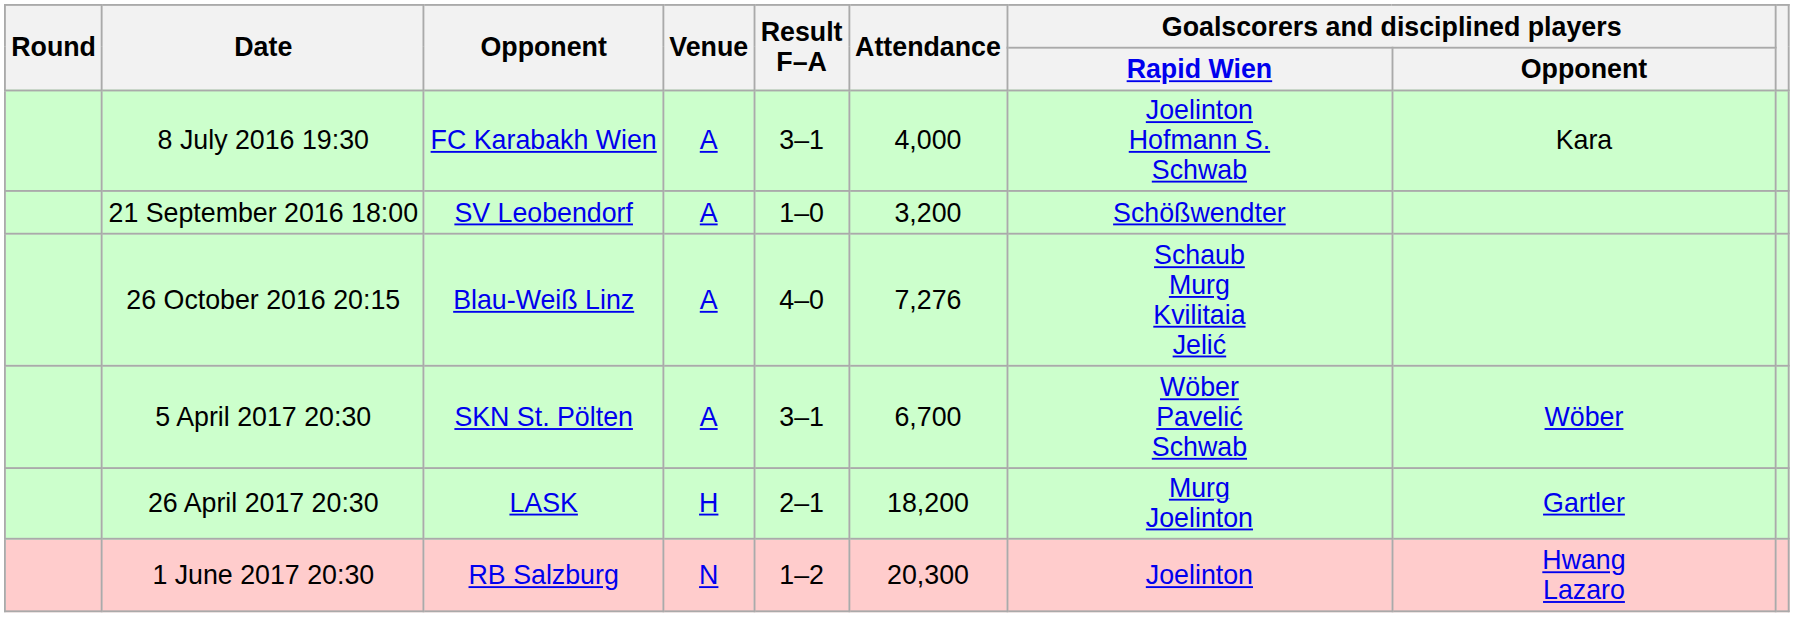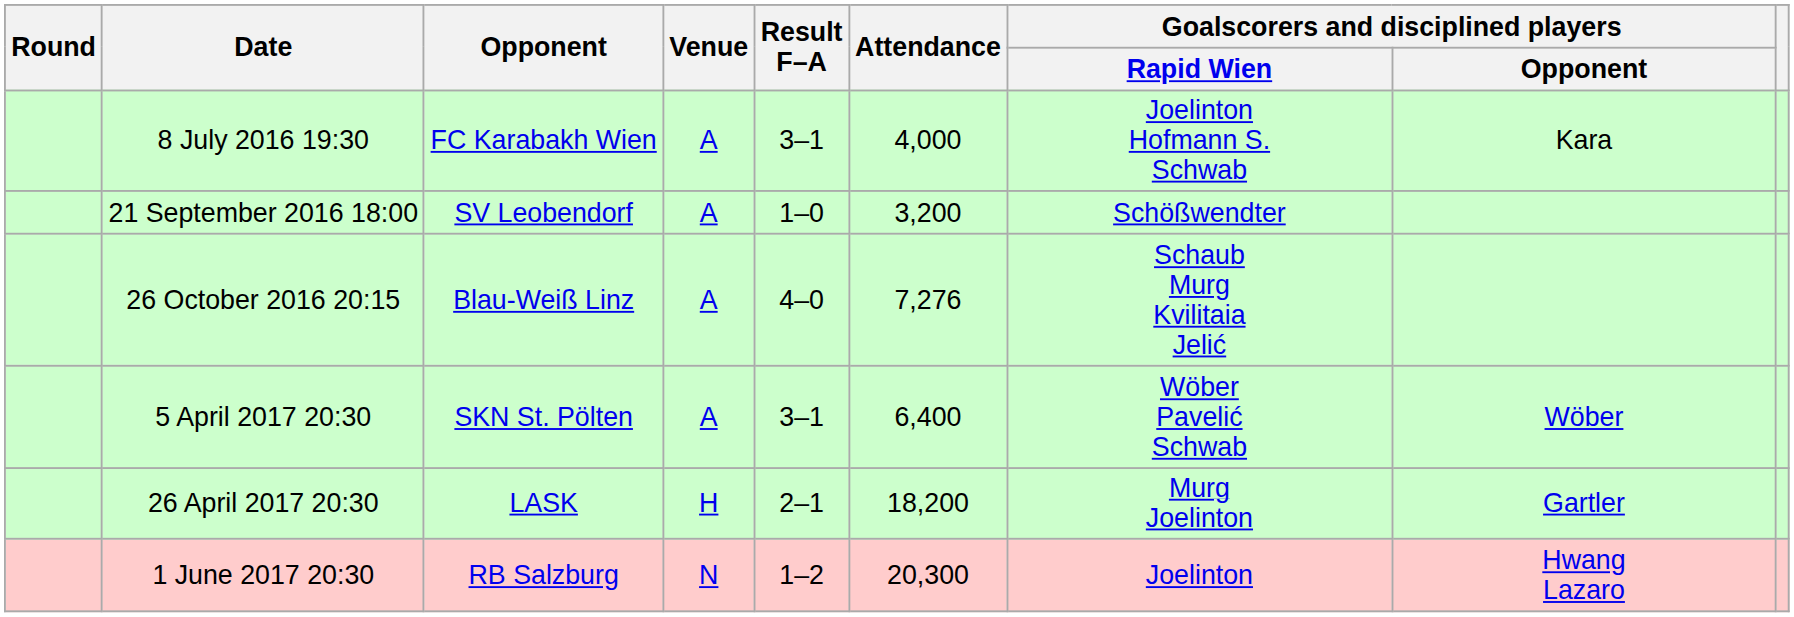(928, 417) 6,700 -> (928, 417) 6,400
